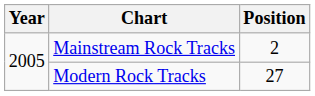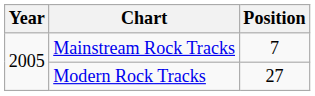(274, 47) 2 -> (274, 47) 7
